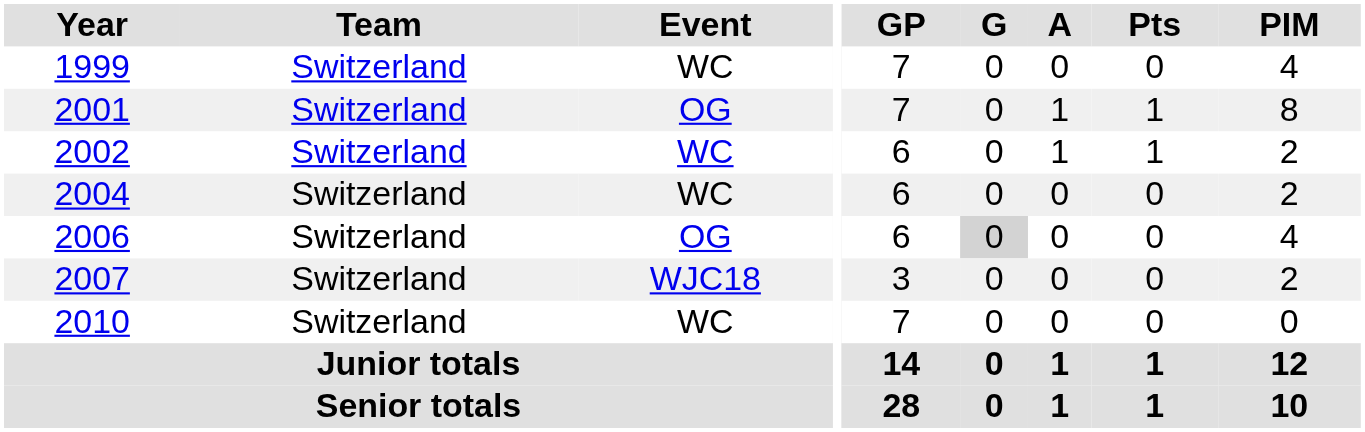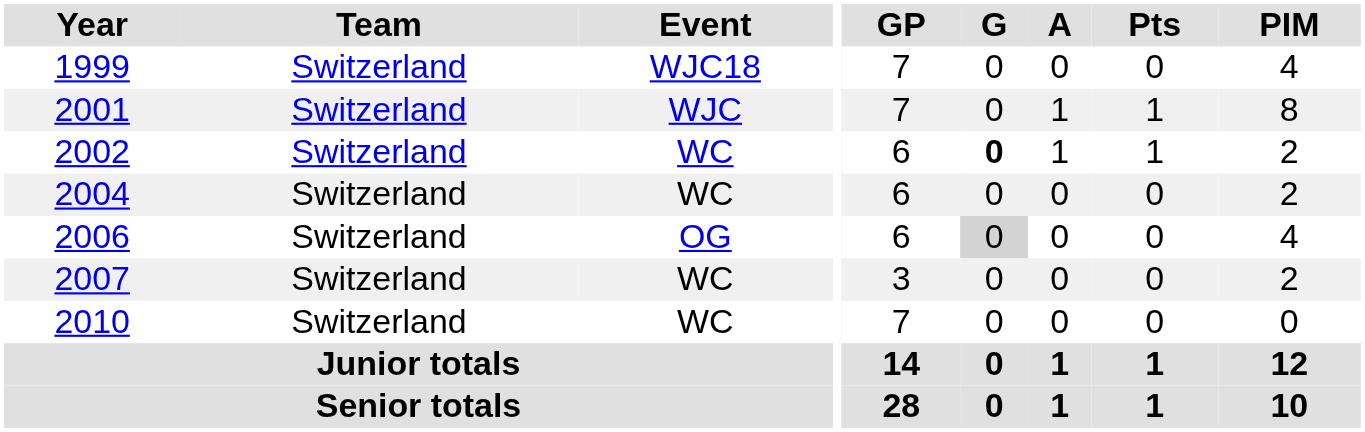(705, 67) WC -> (705, 67) WJC18
(705, 109) OG -> (705, 109) WJC
(994, 151) normal -> (994, 151) bold
(705, 279) WJC18 -> (705, 279) WC
